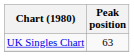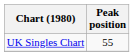(108, 42) 63 -> (108, 42) 55
